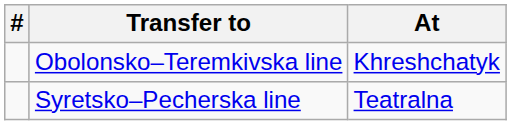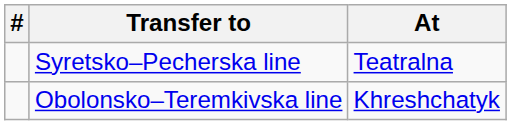rows swapped: (189, 61) <-> (168, 100)
